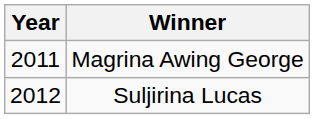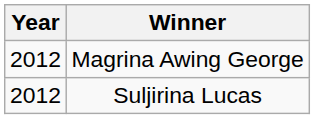(35, 58) 2011 -> (35, 58) 2012
